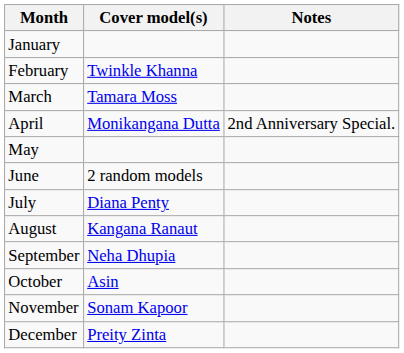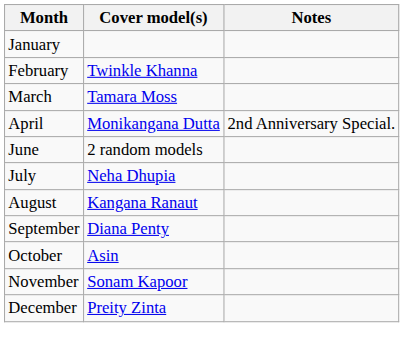- row: (24, 149)
(128, 202) Diana Penty -> (131, 176) Neha Dhupia
(131, 255) Neha Dhupia -> (128, 228) Diana Penty
